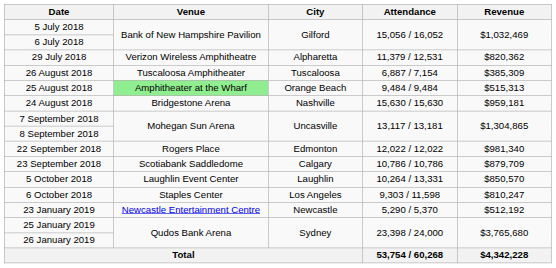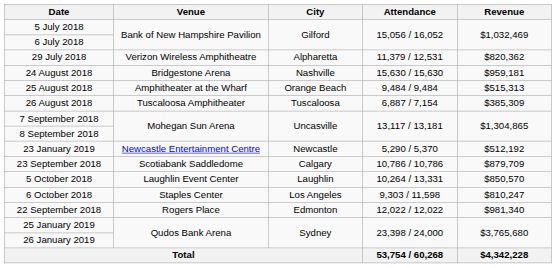rows swapped: (59, 103) <-> (59, 73)
(191, 88) lightgreen background -> (191, 88) no background
rows swapped: (59, 149) <-> (59, 210)
